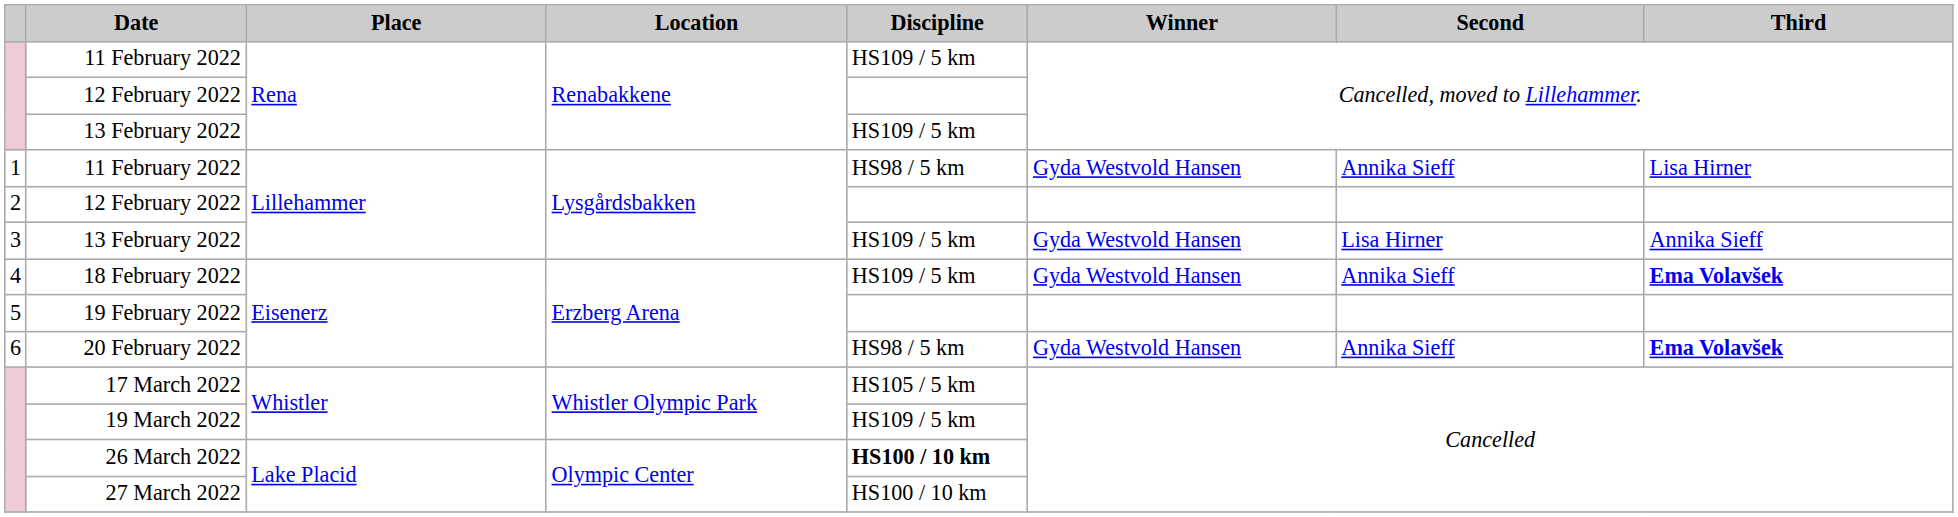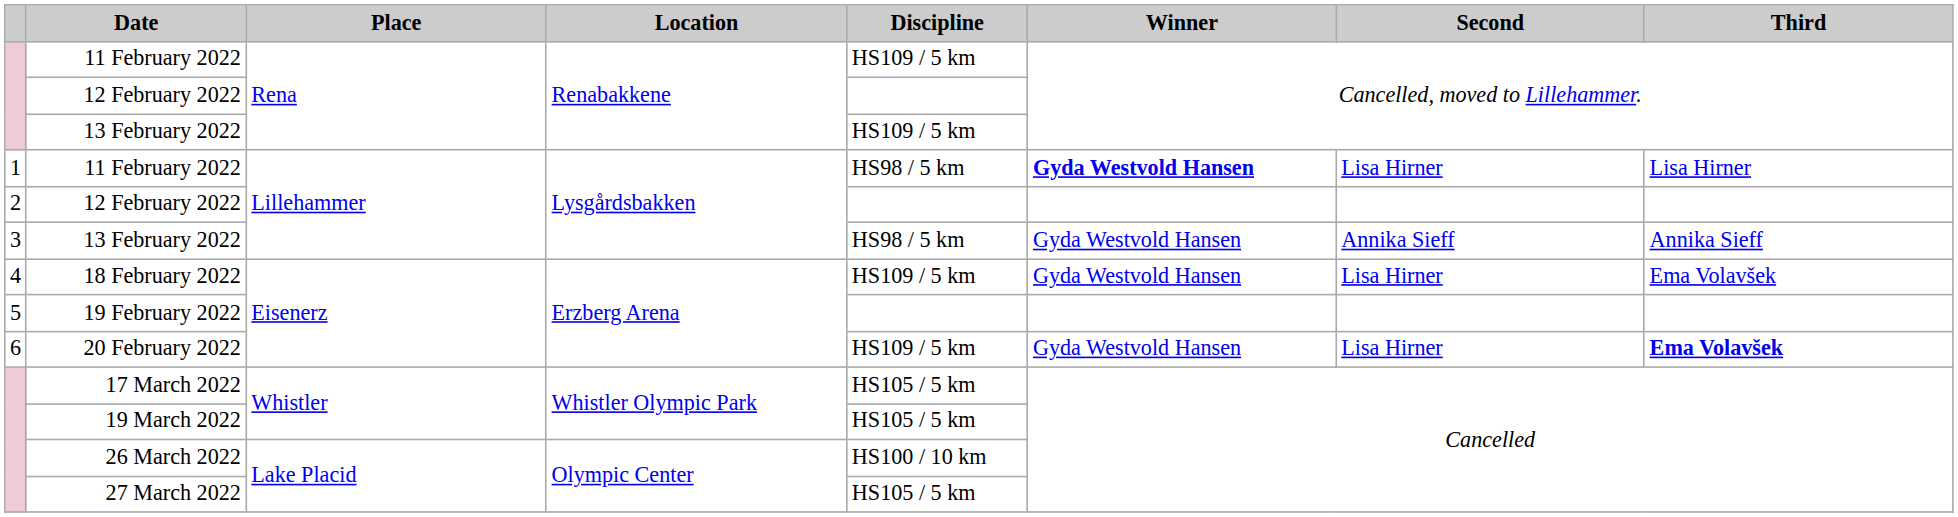(1137, 167) normal -> (1144, 167) bold
(1398, 167) Annika Sieff -> (1392, 167) Lisa Hirner
(914, 239) HS109 / 5 km -> (908, 239) HS98 / 5 km
(1392, 239) Lisa Hirner -> (1398, 239) Annika Sieff
(1398, 275) Annika Sieff -> (1392, 275) Lisa Hirner
(1716, 275) bold -> (1713, 275) normal
(908, 348) HS98 / 5 km -> (914, 348) HS109 / 5 km
(1398, 348) Annika Sieff -> (1392, 348) Lisa Hirner
(914, 420) HS109 / 5 km -> (914, 420) HS105 / 5 km
(921, 457) bold -> (919, 457) normal
(919, 493) HS100 / 10 km -> (914, 493) HS105 / 5 km
